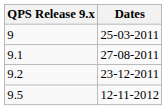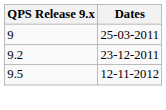- row: (15, 54)
